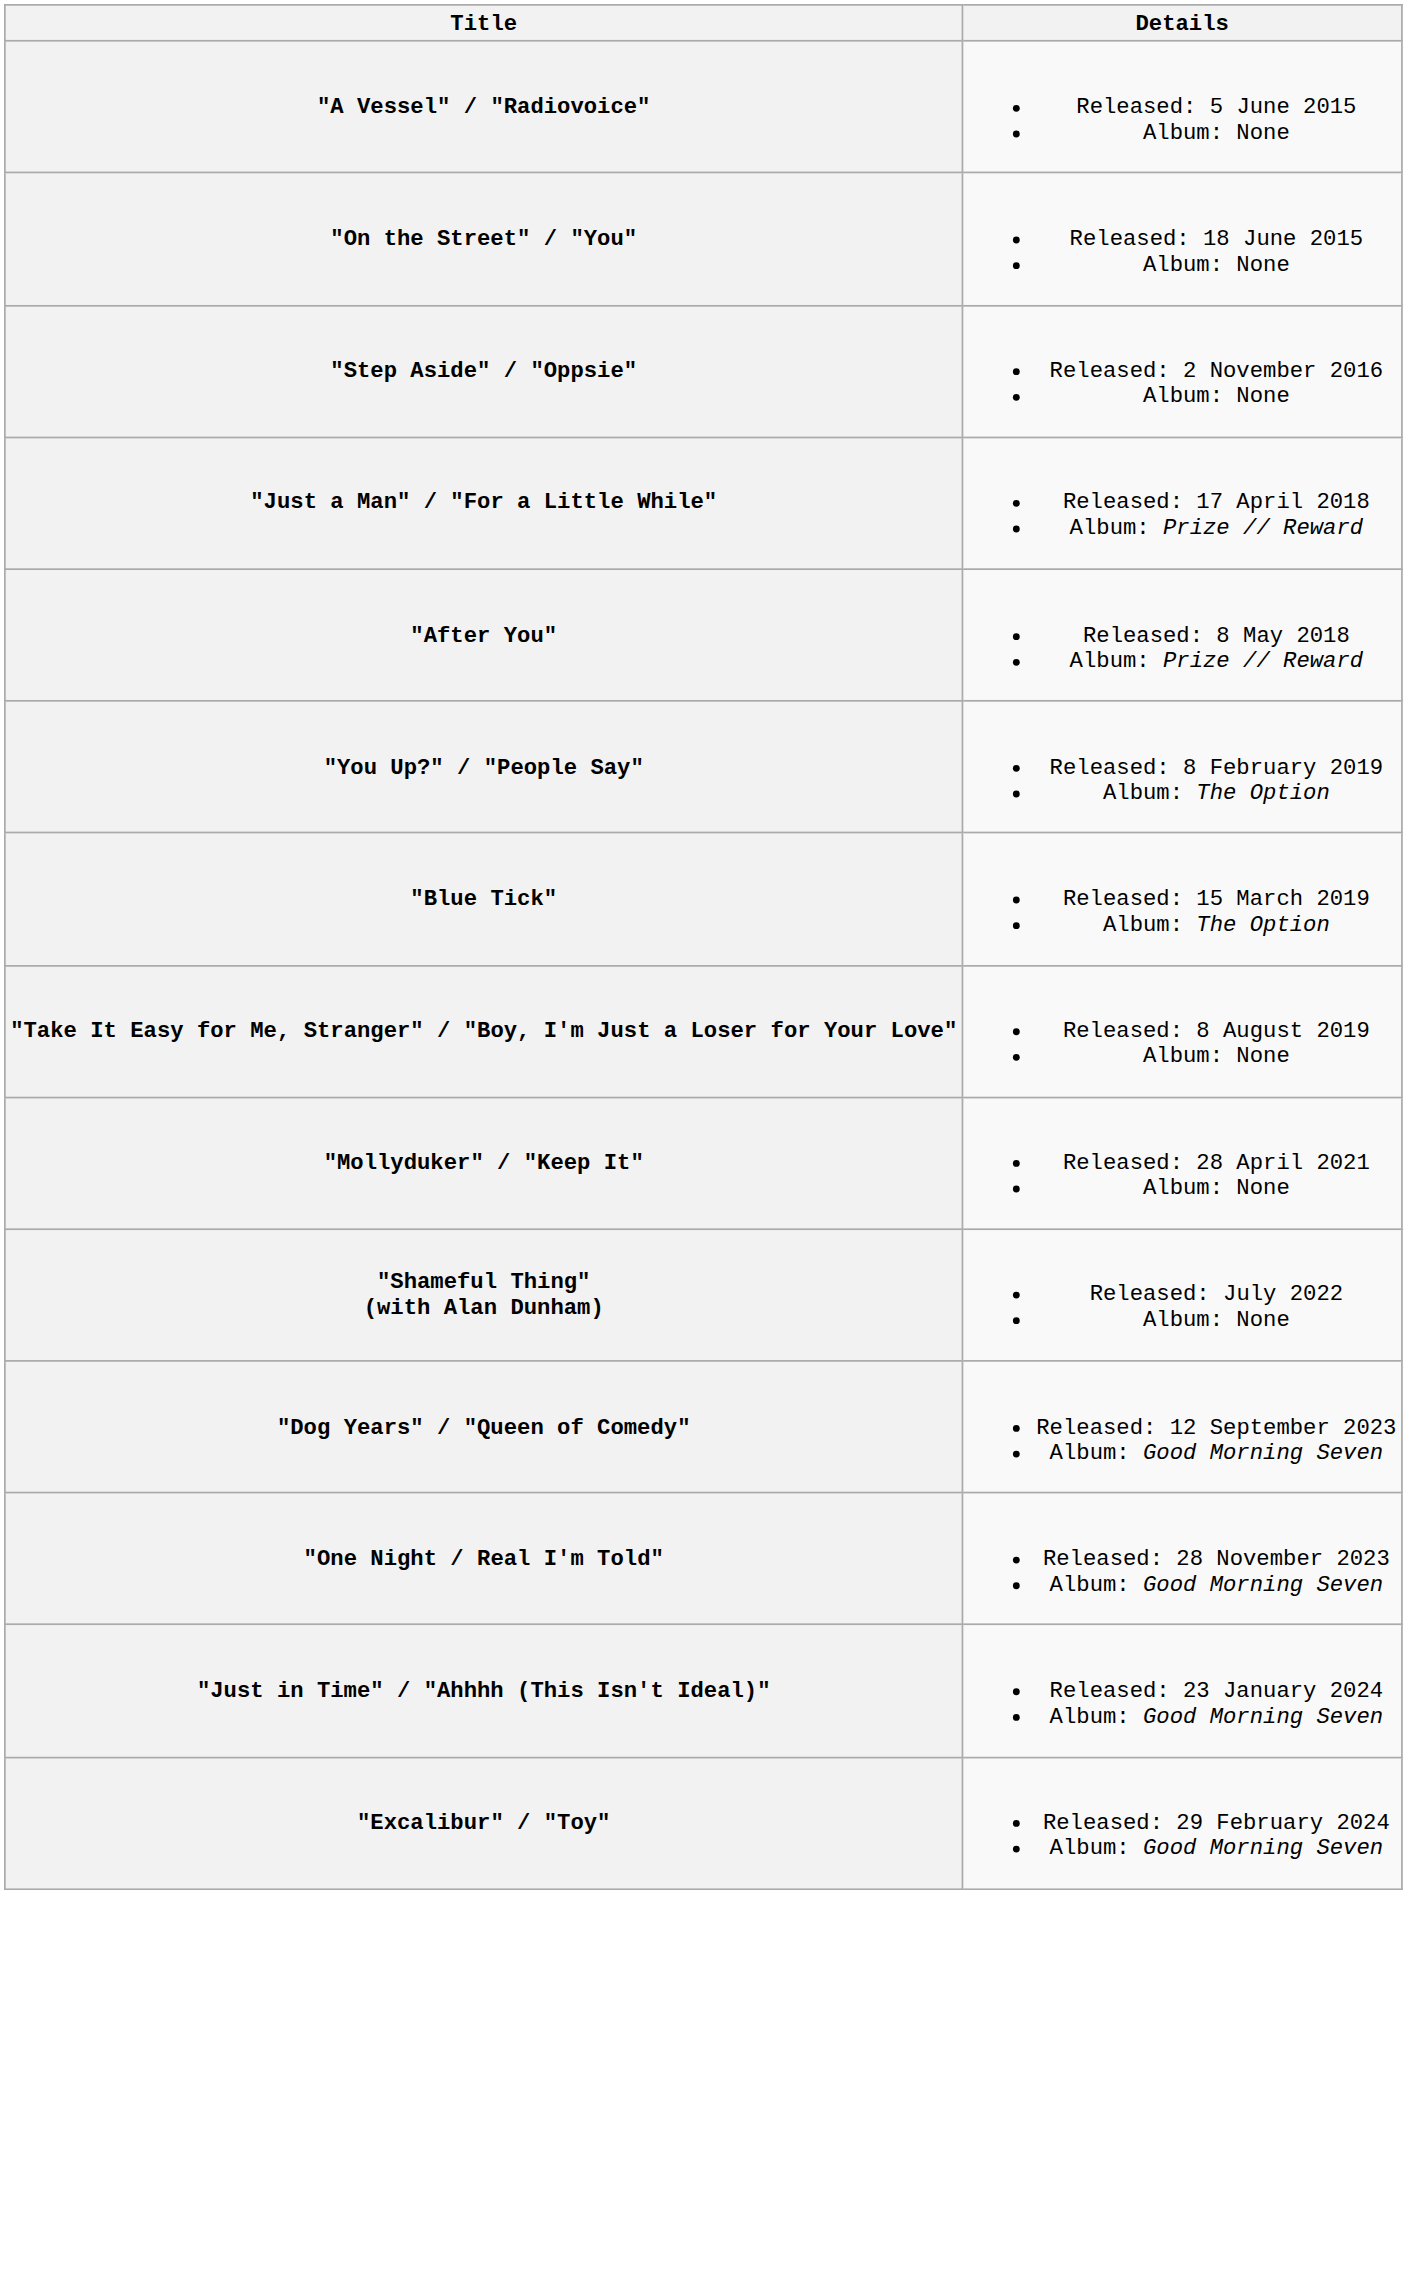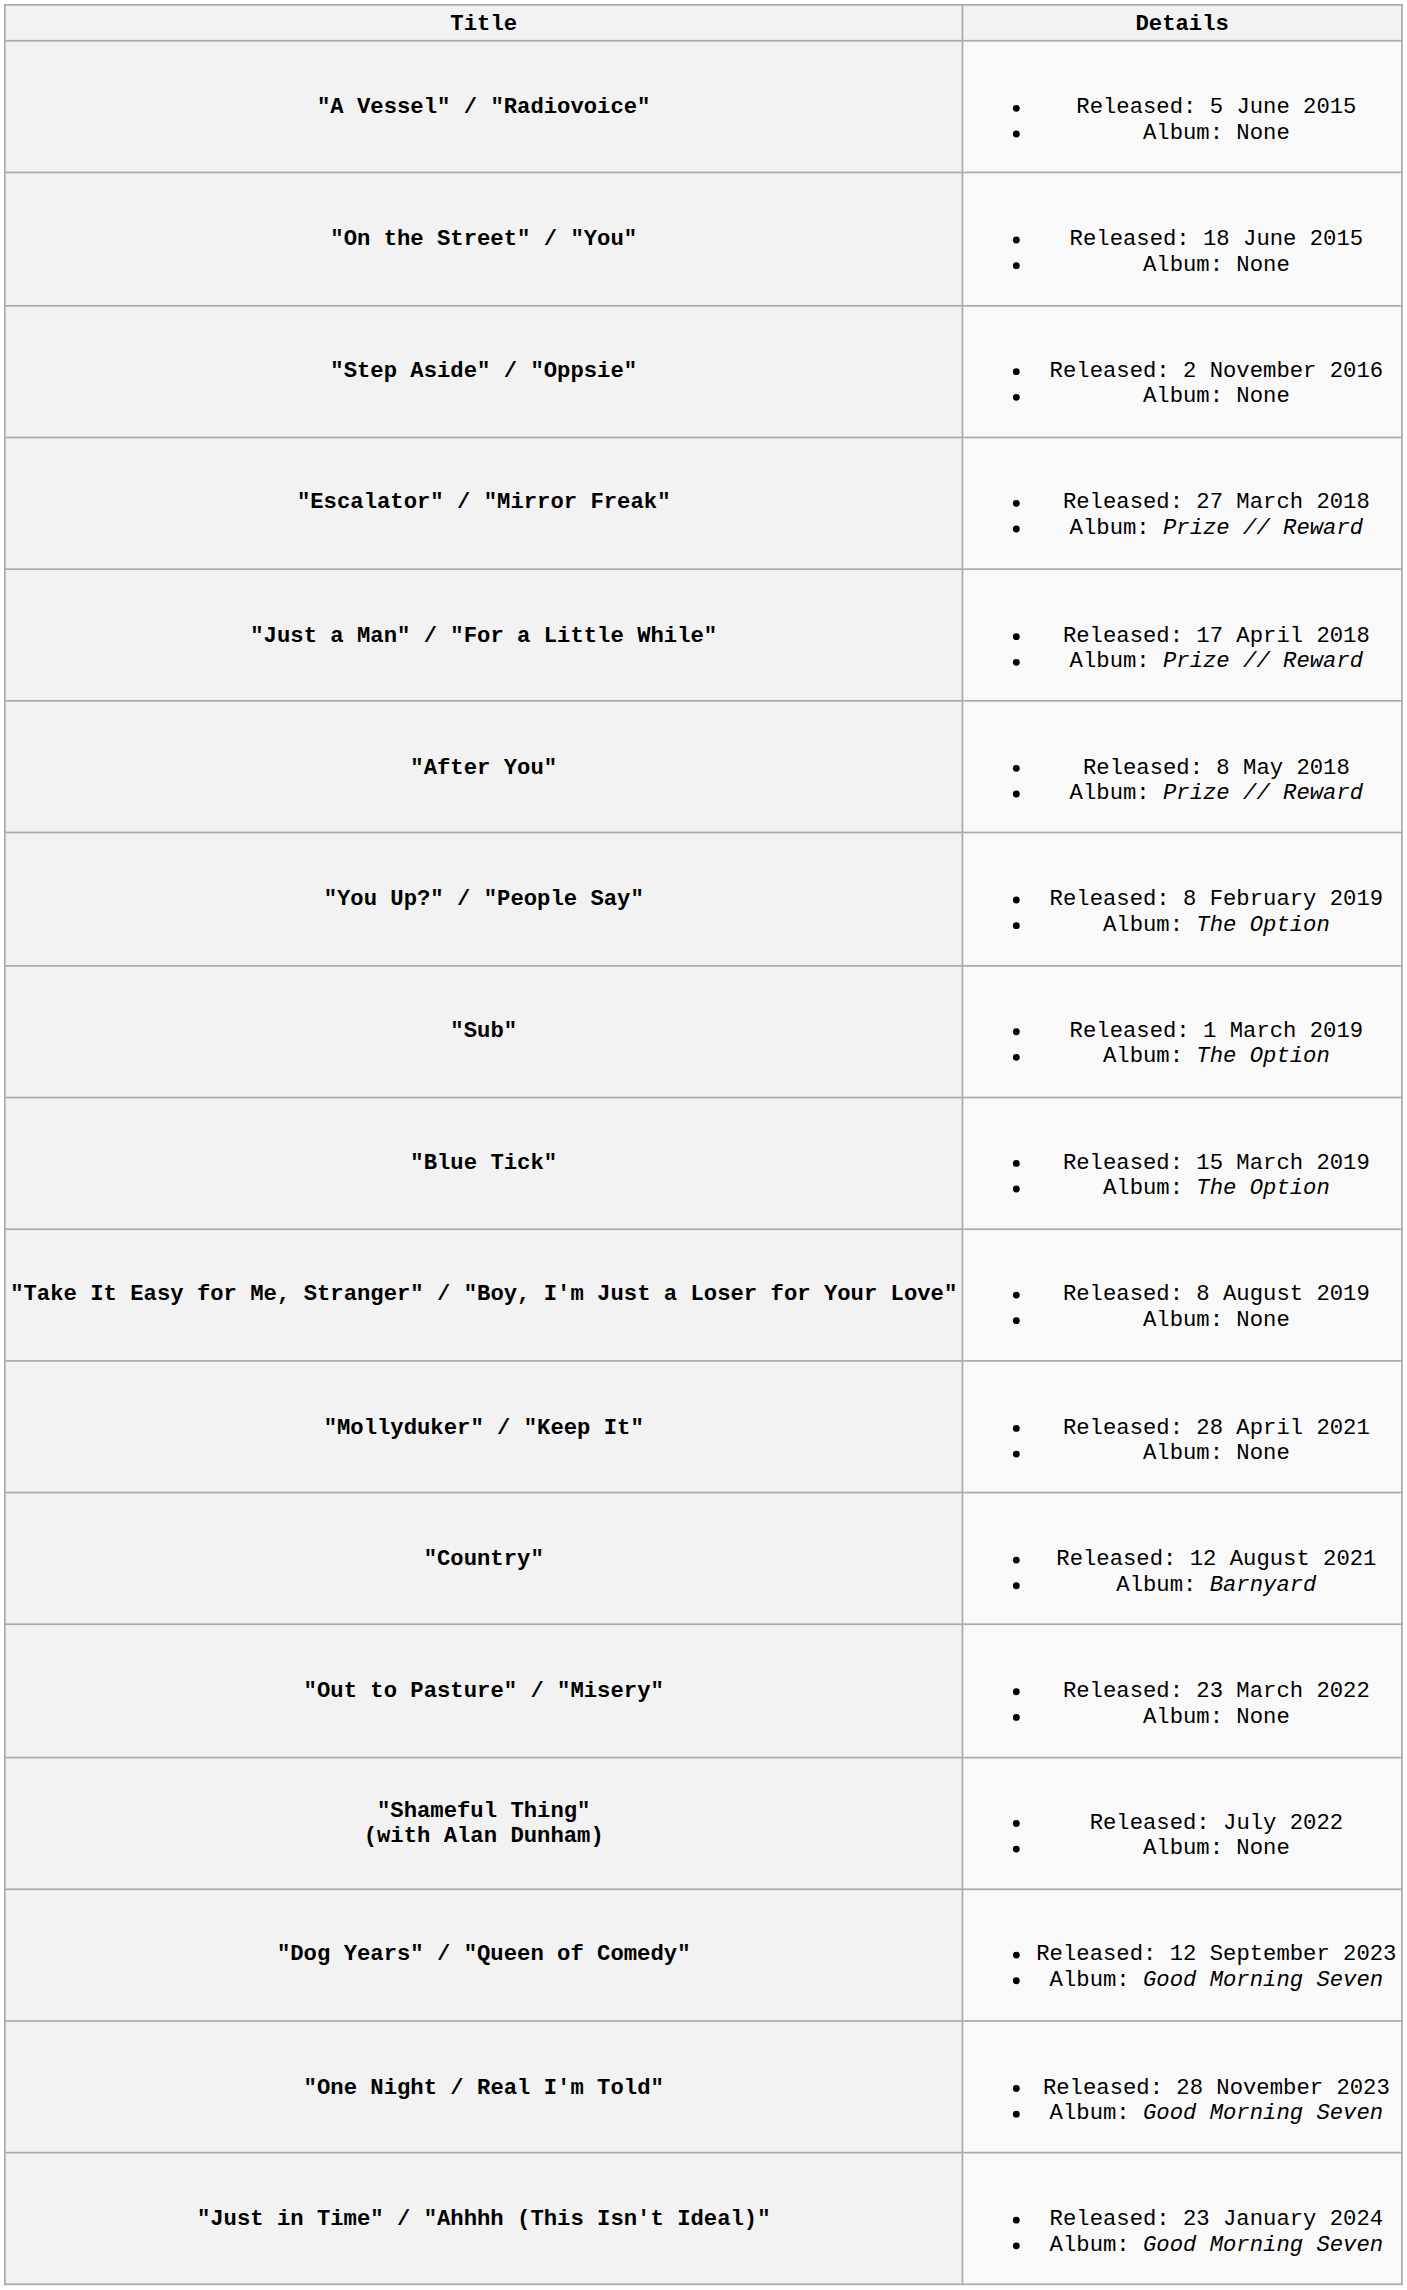+ row: (484, 503)
+ row: (484, 1031)
+ row: (484, 1559)
+ row: (484, 1691)
- row: (484, 1823)
